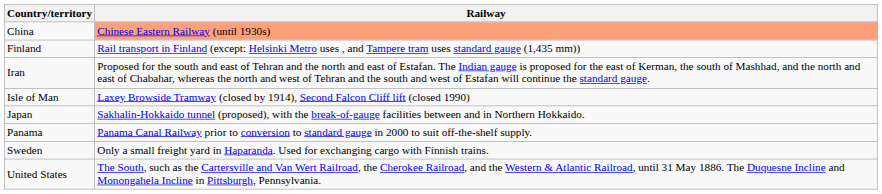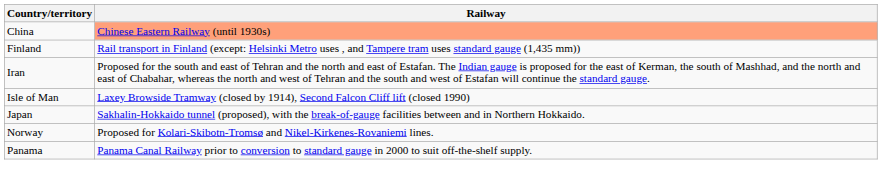+ row: (25, 132)
- row: (25, 150)
- row: (37, 174)
